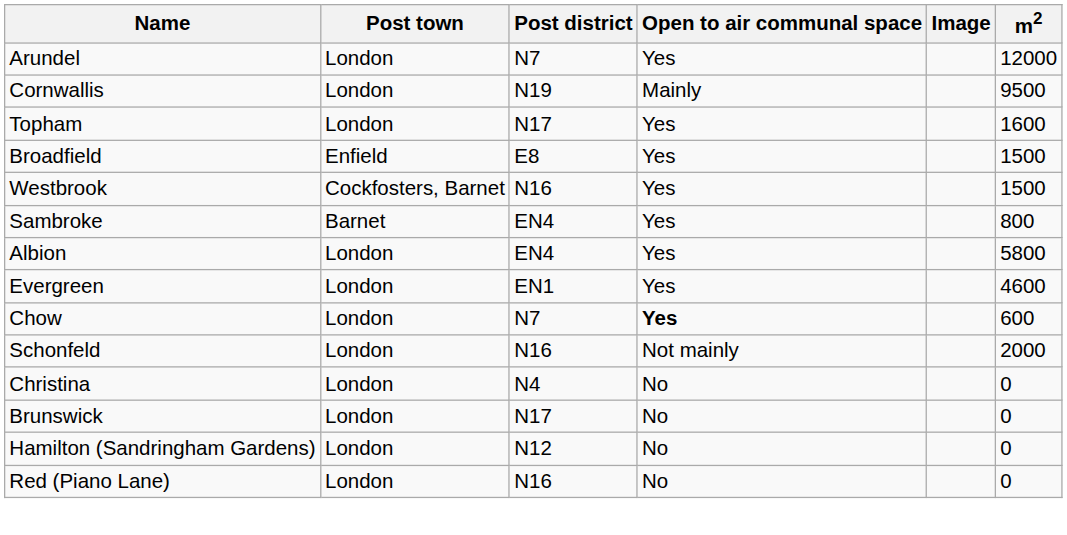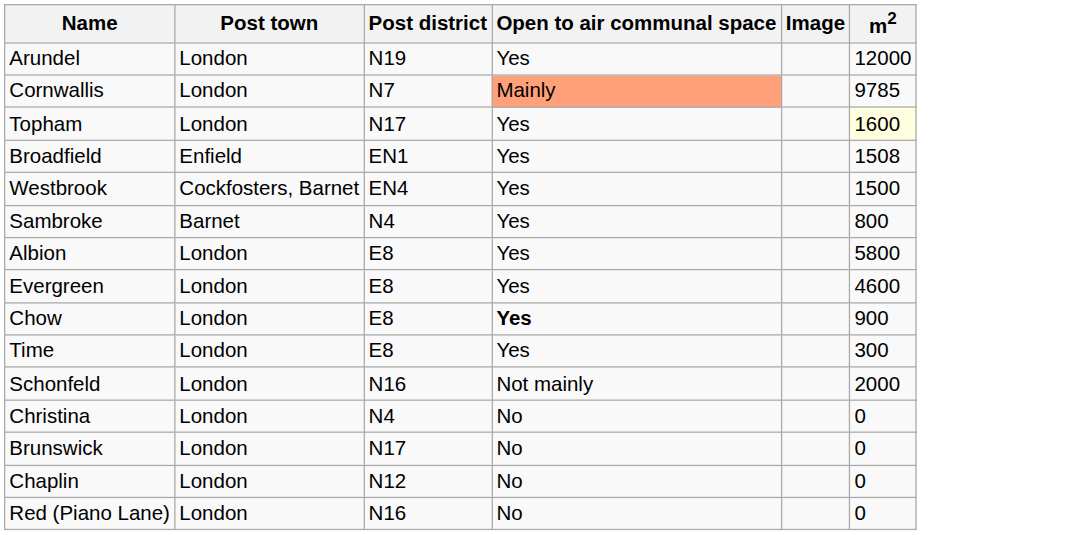(527, 58) N7 -> (387, 58) N19
(533, 91) N19 -> (382, 91) N7
(672, 91) no background -> (526, 91) lightsalmon background
(1023, 91) 9500 -> (877, 91) 9785
(1023, 123) no background -> (877, 123) lightyellow background
(527, 156) E8 -> (389, 156) EN1
(1023, 156) 1500 -> (877, 156) 1508
(533, 188) N16 -> (389, 188) EN4
(534, 221) EN4 -> (382, 221) N4
(534, 253) EN4 -> (381, 253) E8
(534, 286) EN1 -> (381, 286) E8
(527, 318) N7 -> (381, 318) E8
(1017, 318) 600 -> (872, 318) 900
+ row: (32, 351)
+ row: (44, 480)
- row: (162, 448)
